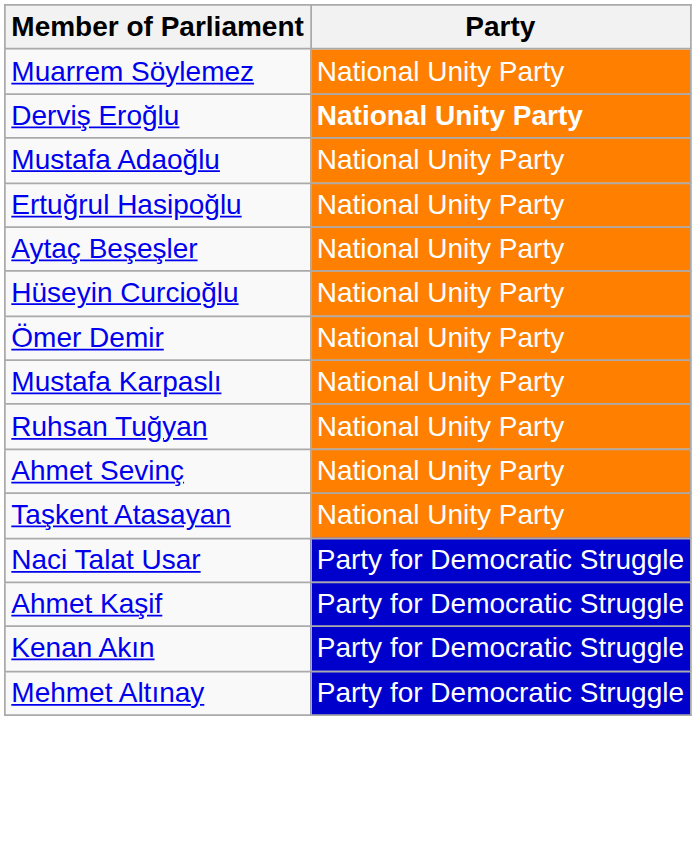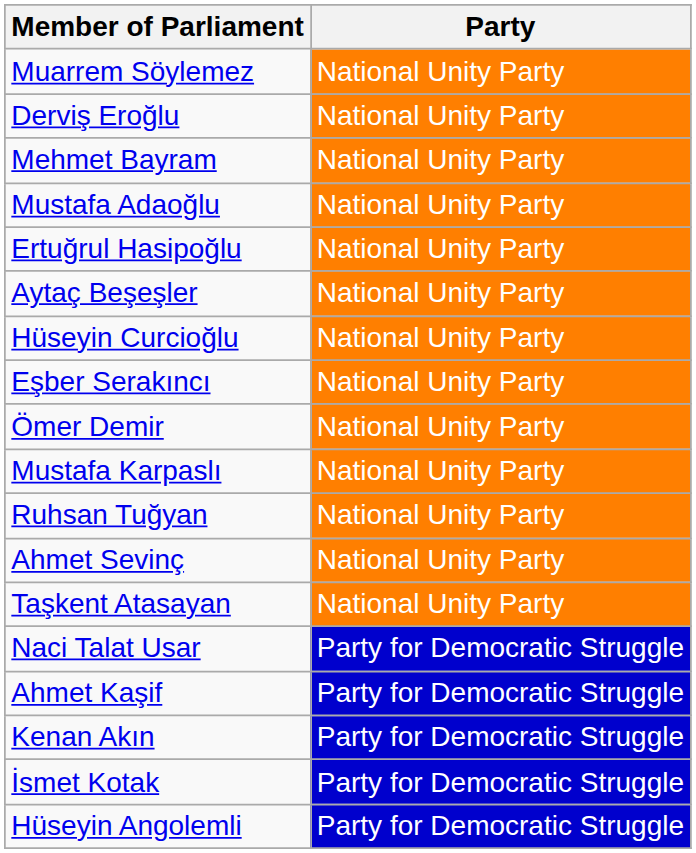(450, 115) bold -> (440, 115) normal
+ row: (114, 159)
+ row: (111, 381)
+ row: (85, 781)
+ row: (126, 826)
- row: (108, 692)
